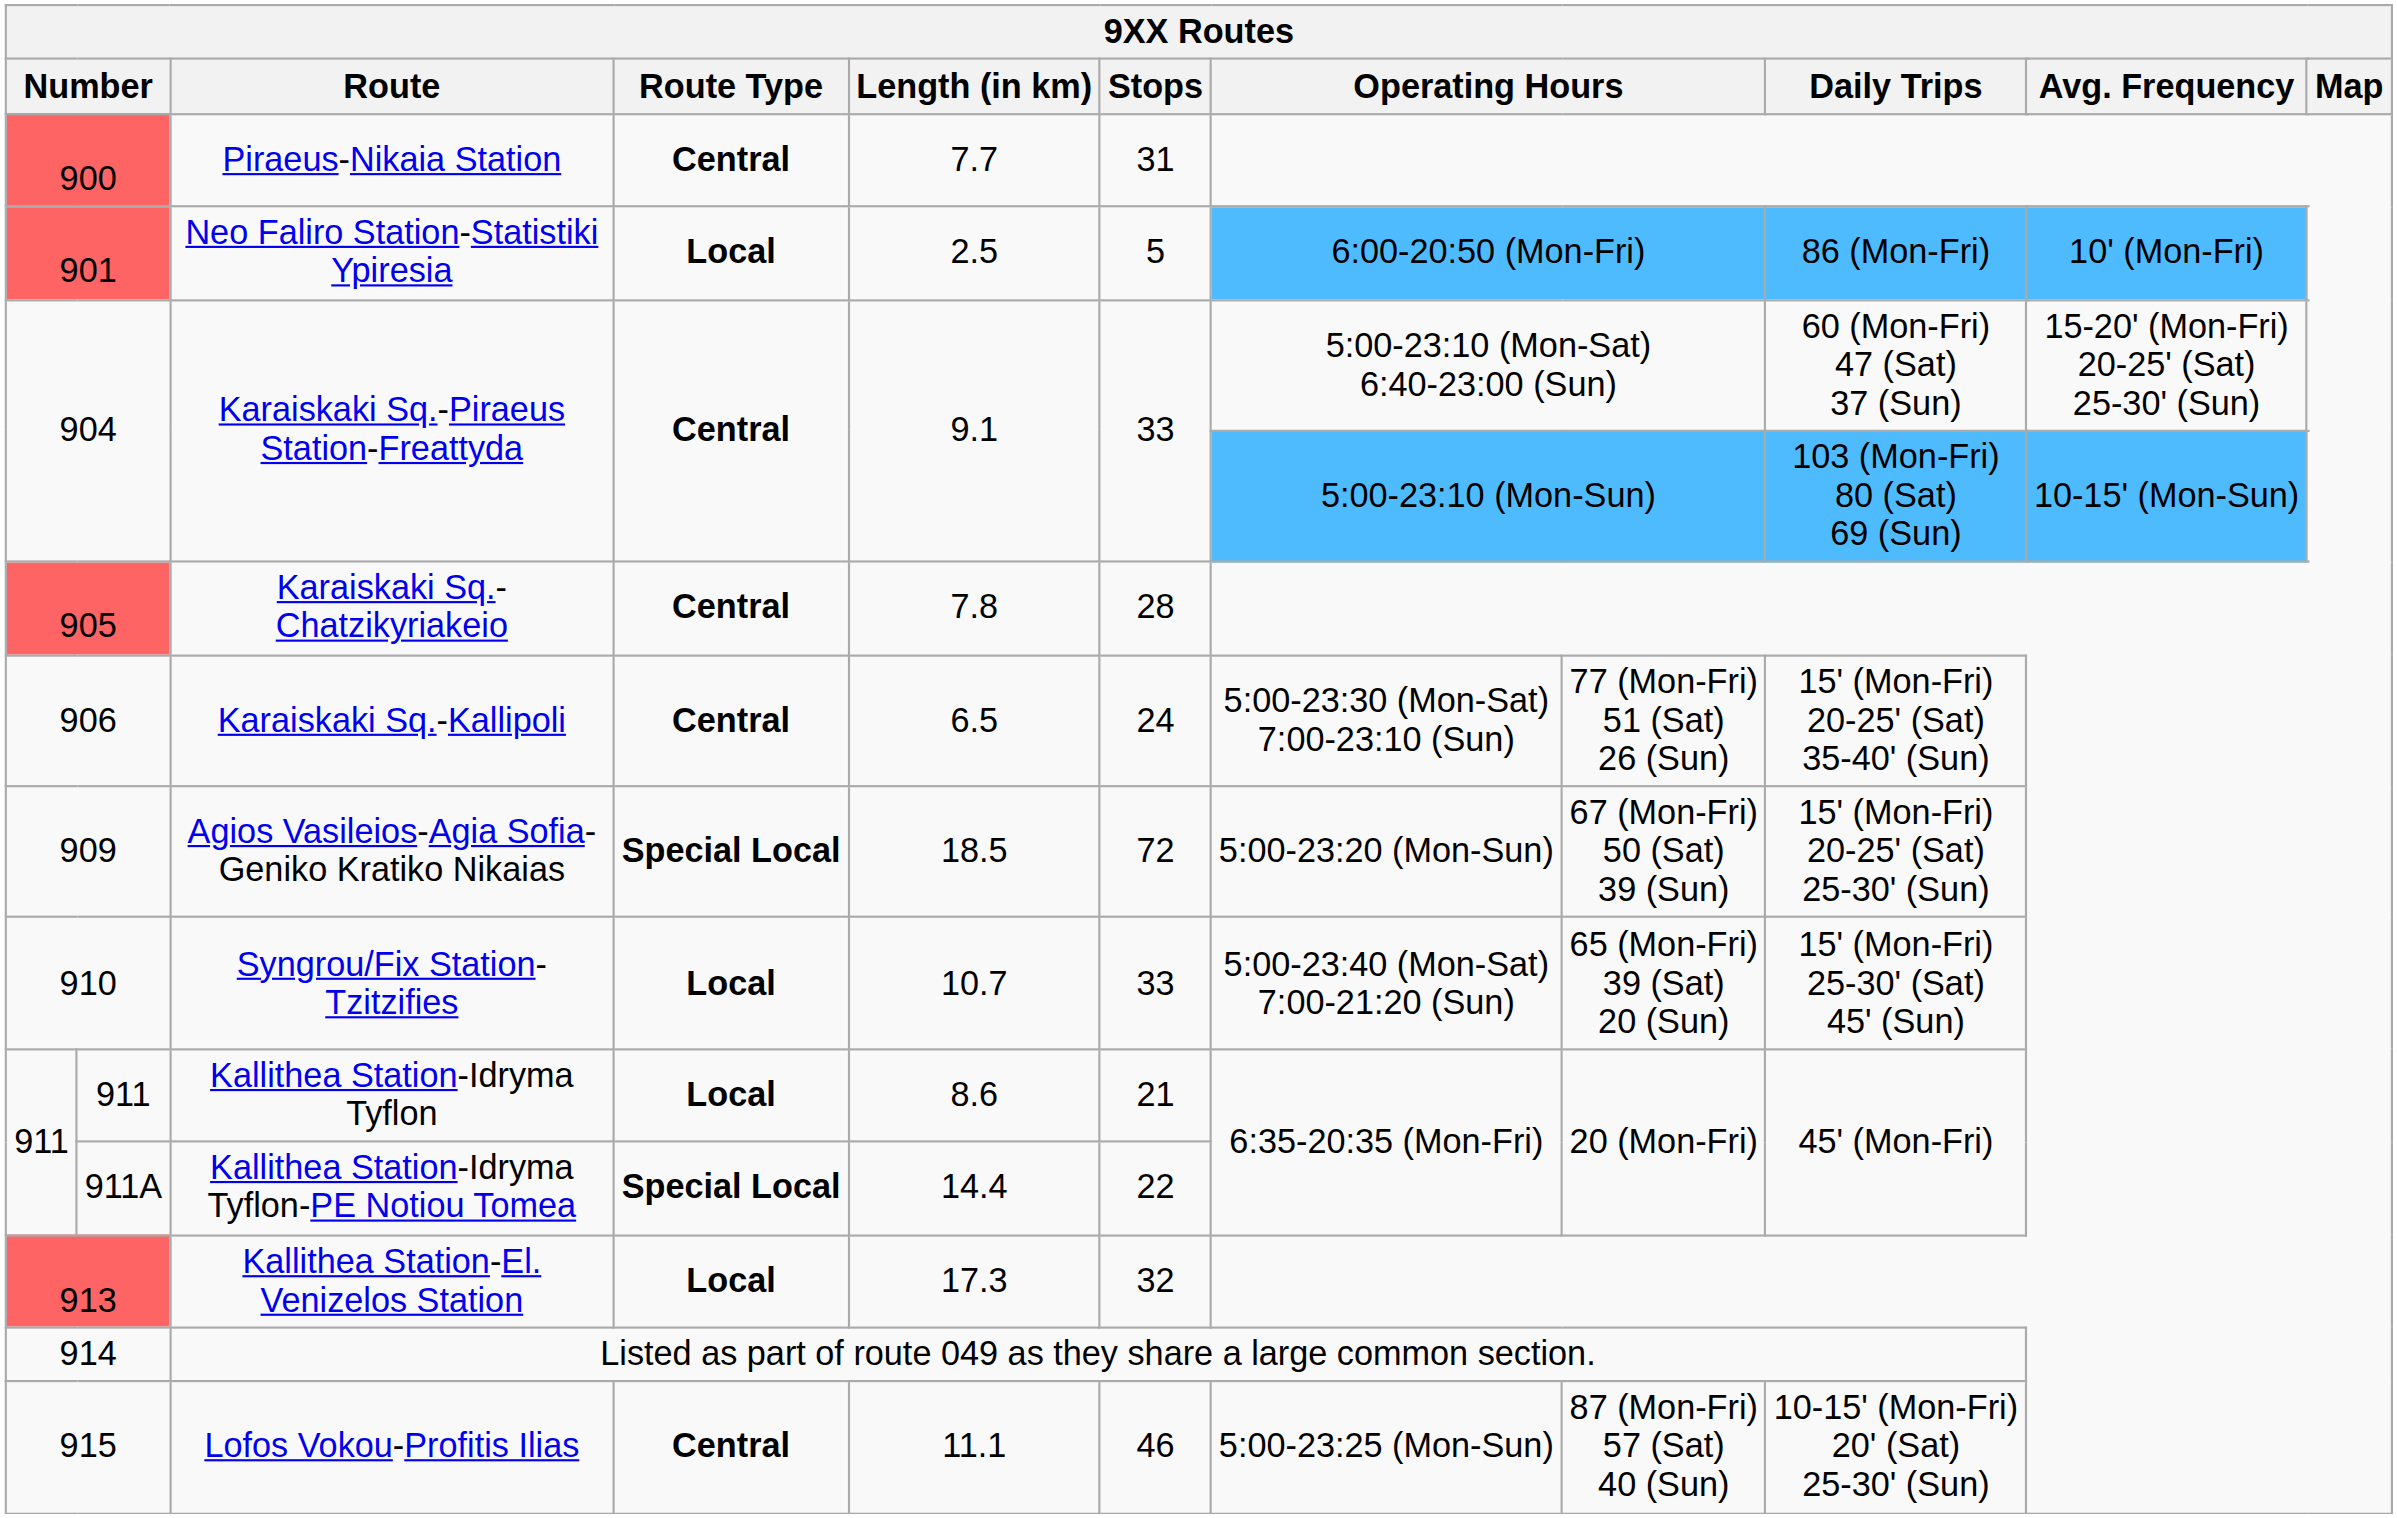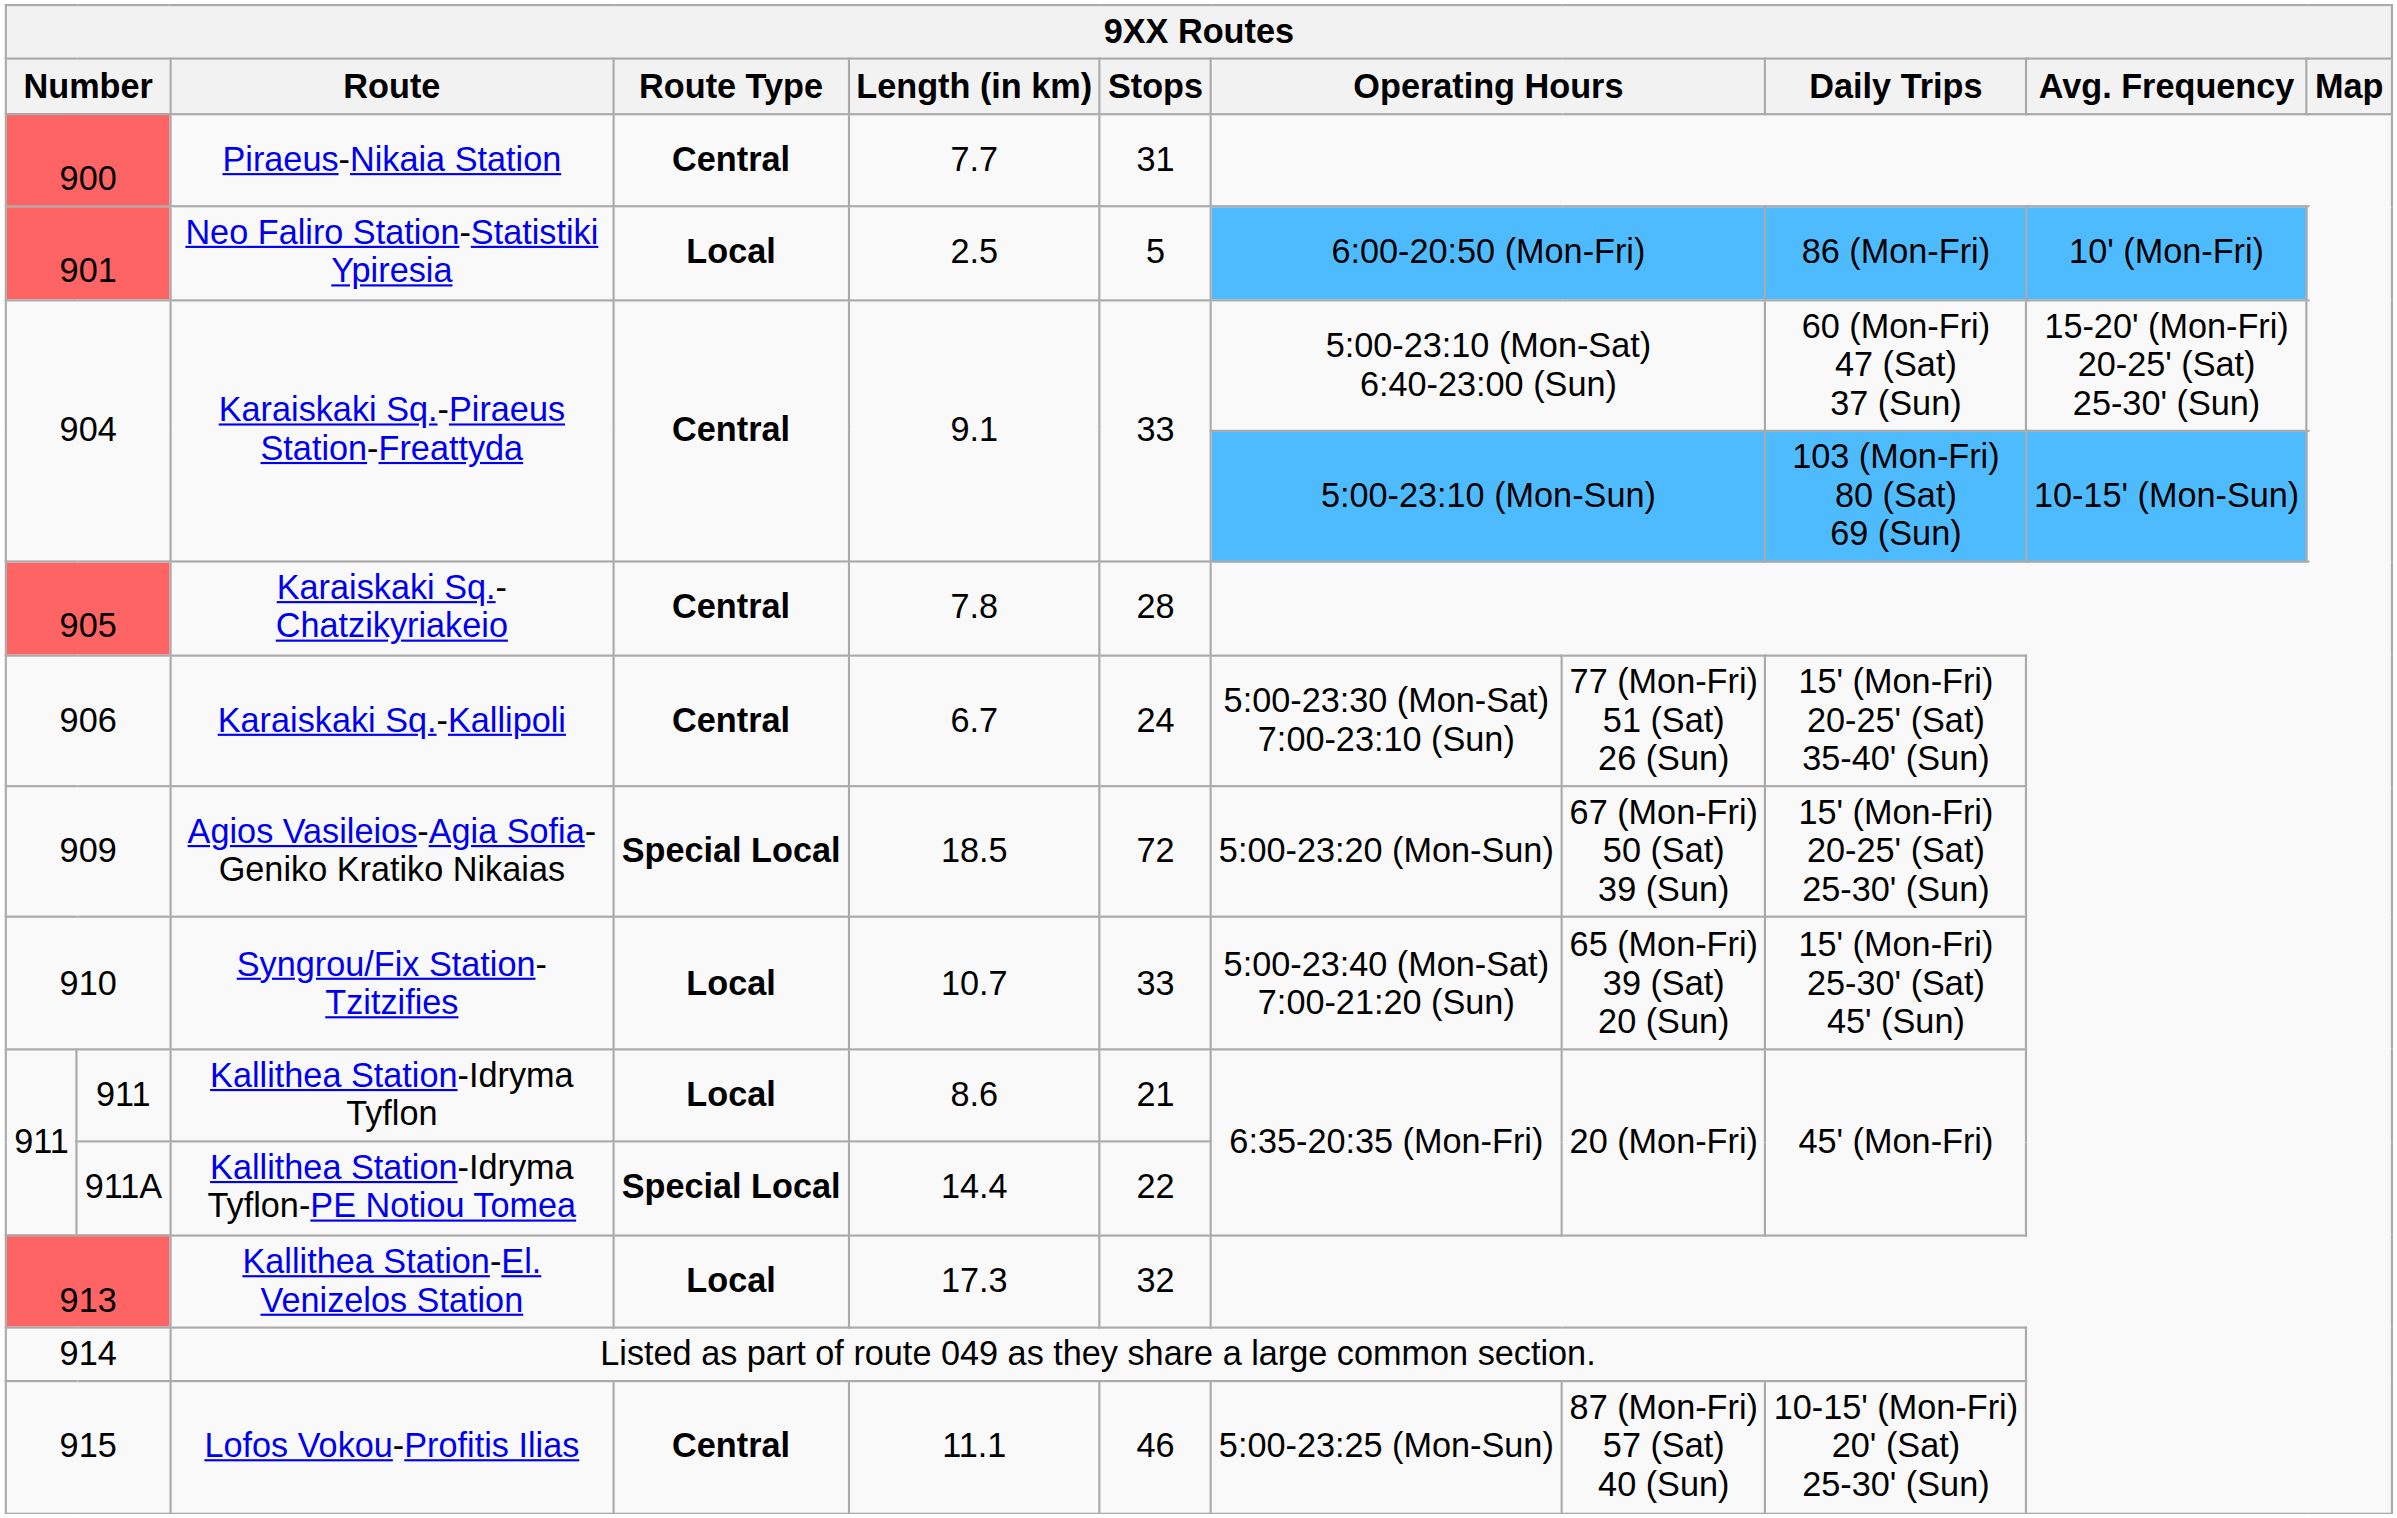(974, 719) 6.5 -> (974, 719) 6.7
